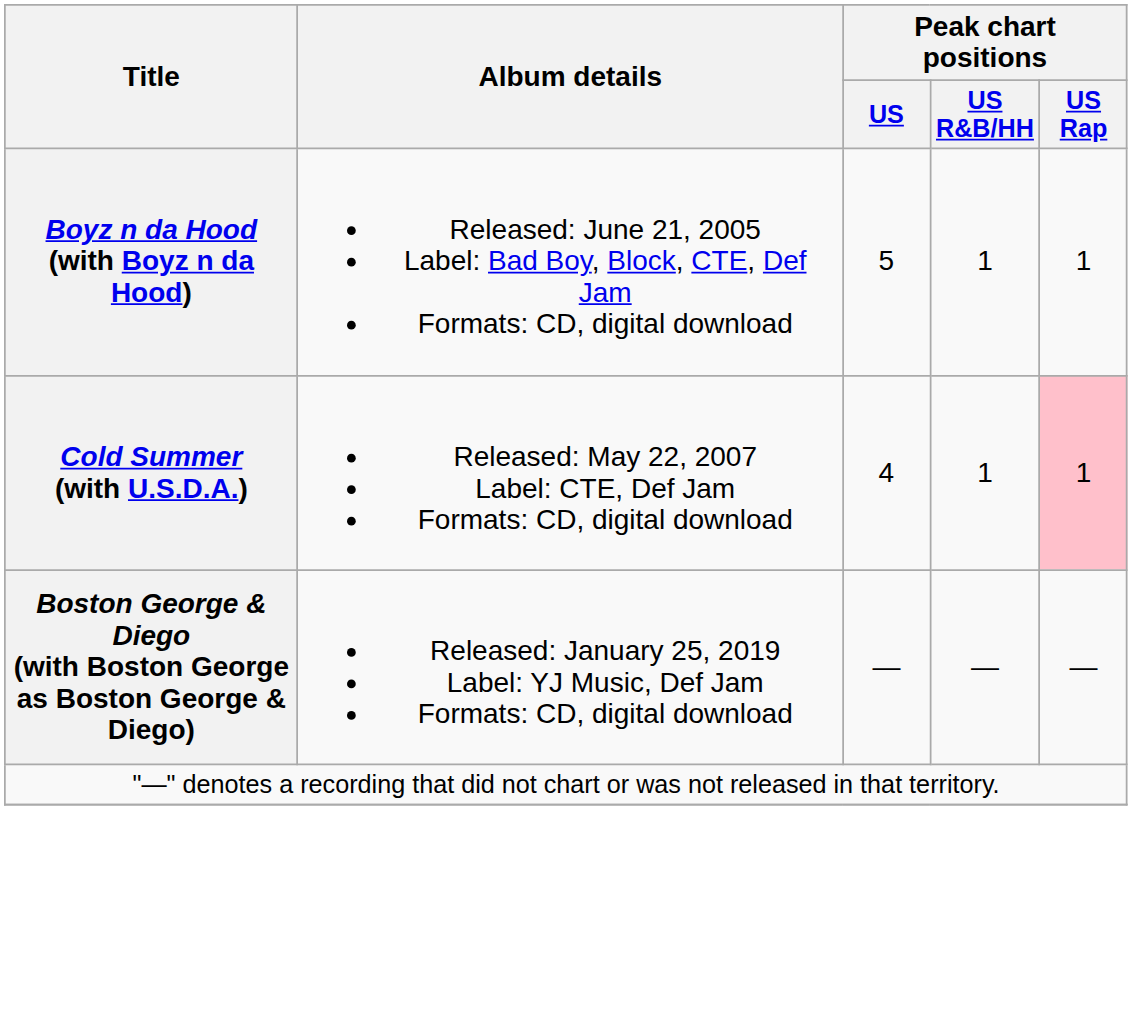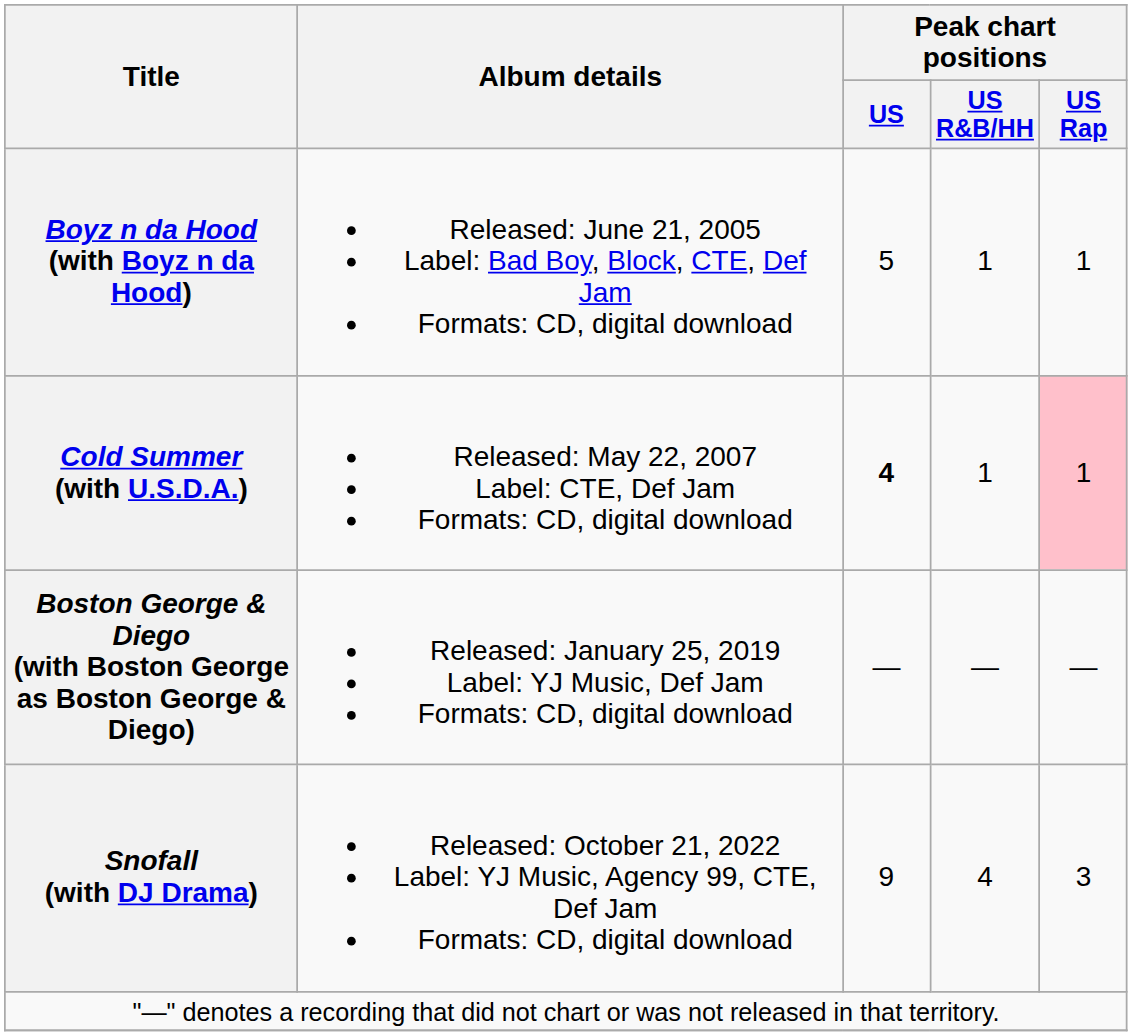(886, 472) normal -> (886, 472) bold
+ row: (151, 877)
